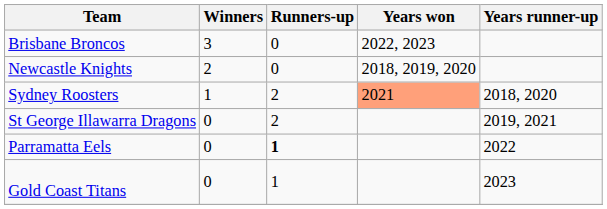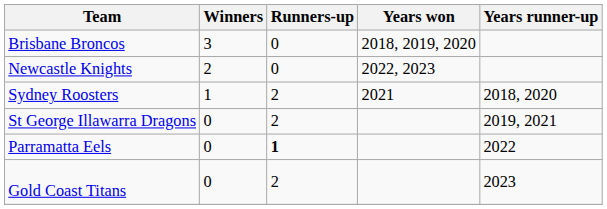(398, 43) 2022, 2023 -> (419, 43) 2018, 2019, 2020
(419, 69) 2018, 2019, 2020 -> (398, 69) 2022, 2023
(378, 95) lightsalmon background -> (378, 95) no background
(275, 181) 1 -> (275, 181) 2
